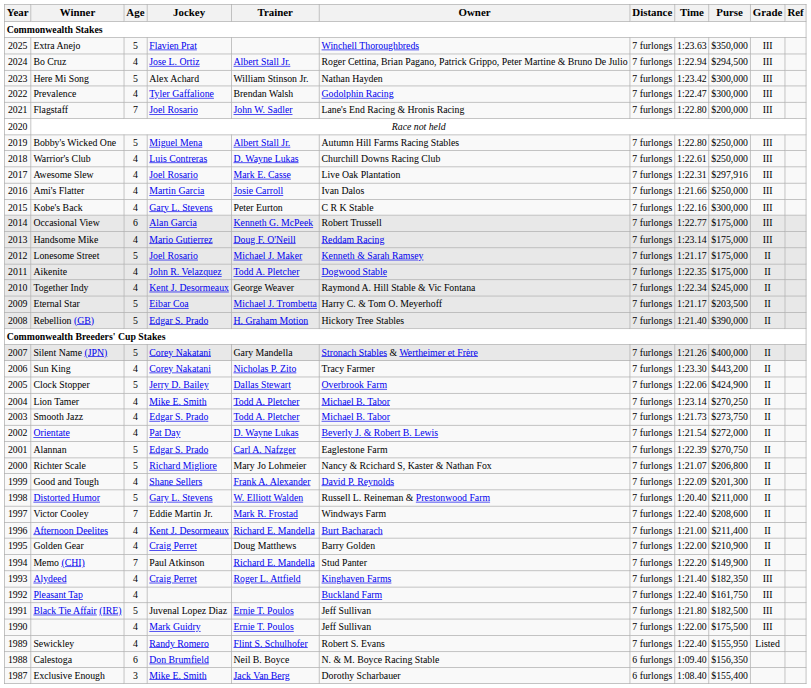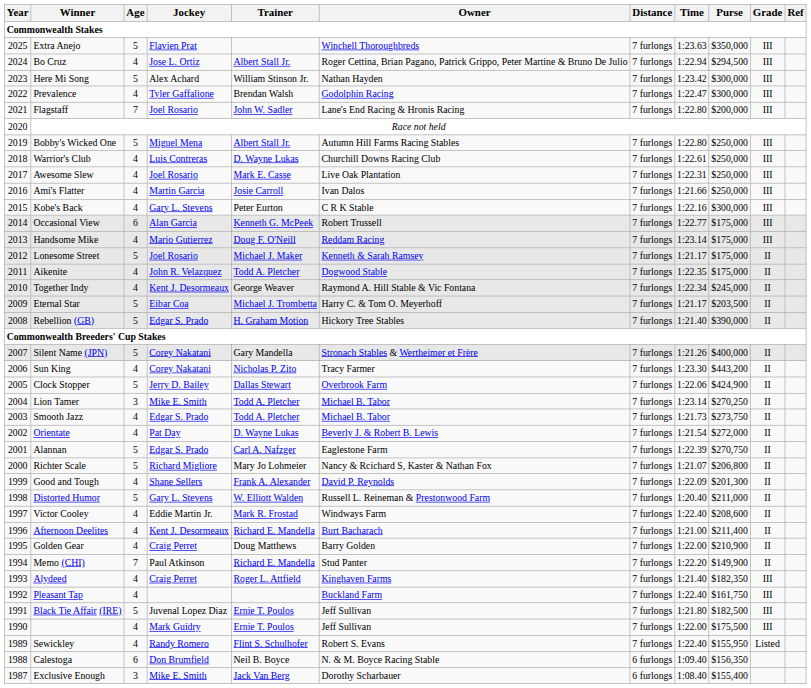(730, 175) $297,916 -> (730, 175) $250,000
(135, 401) 4 -> (135, 401) 3
(135, 514) 7 -> (135, 514) 4
